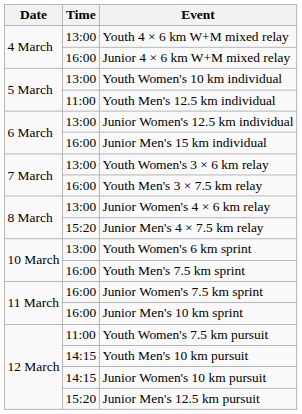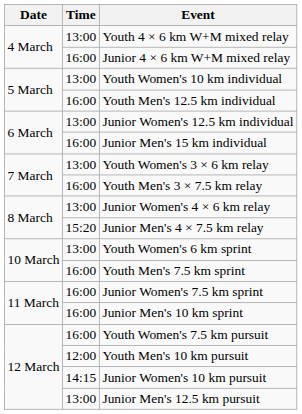(81, 100) 11:00 -> (81, 100) 16:00
(81, 334) 11:00 -> (81, 334) 16:00
(81, 356) 14:15 -> (81, 356) 12:00
(81, 398) 15:20 -> (81, 398) 13:00
